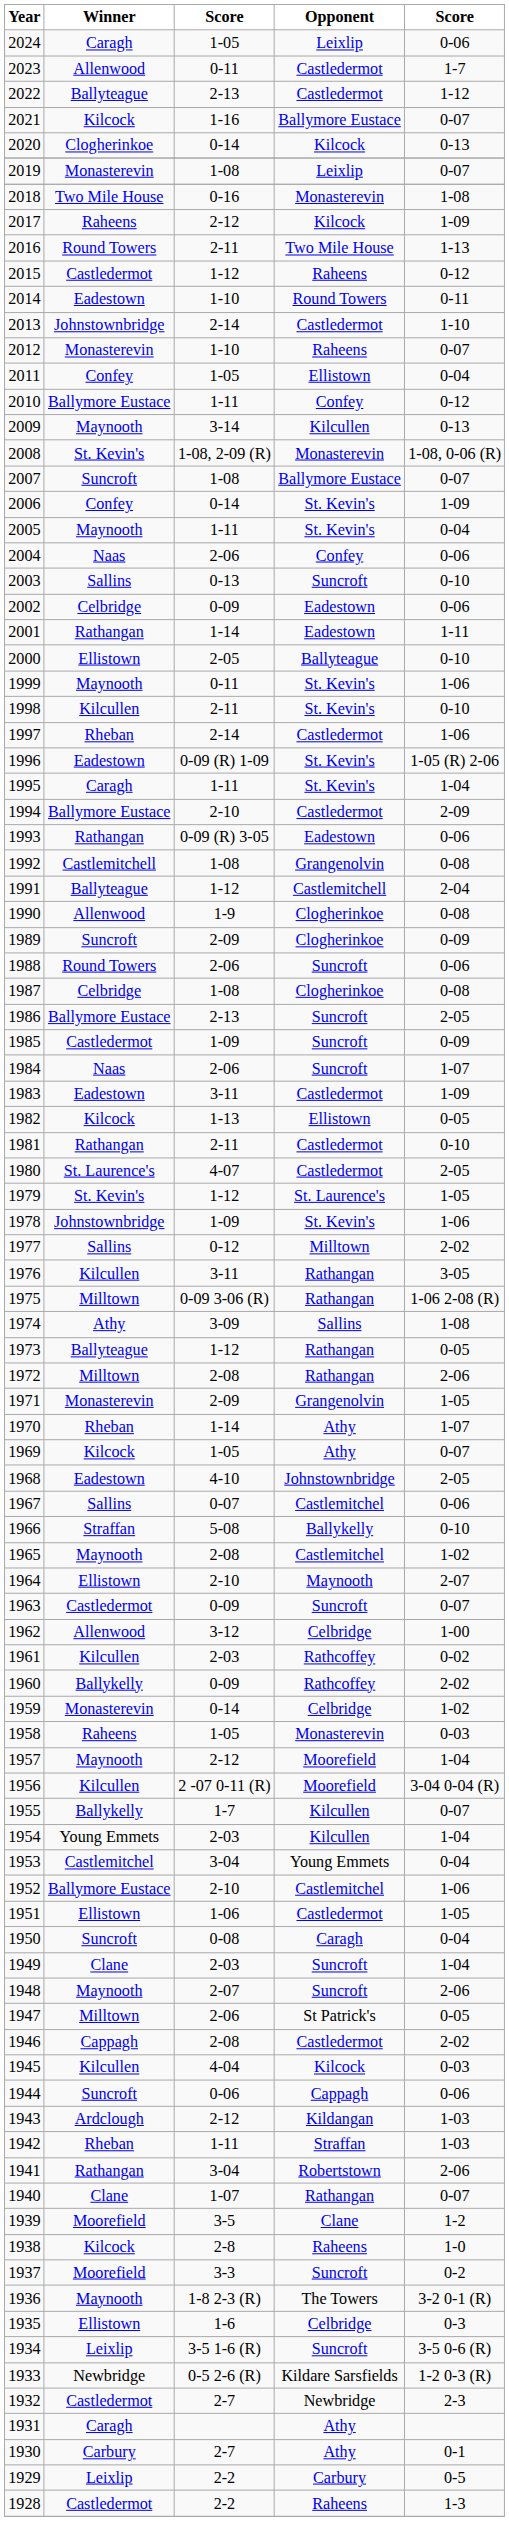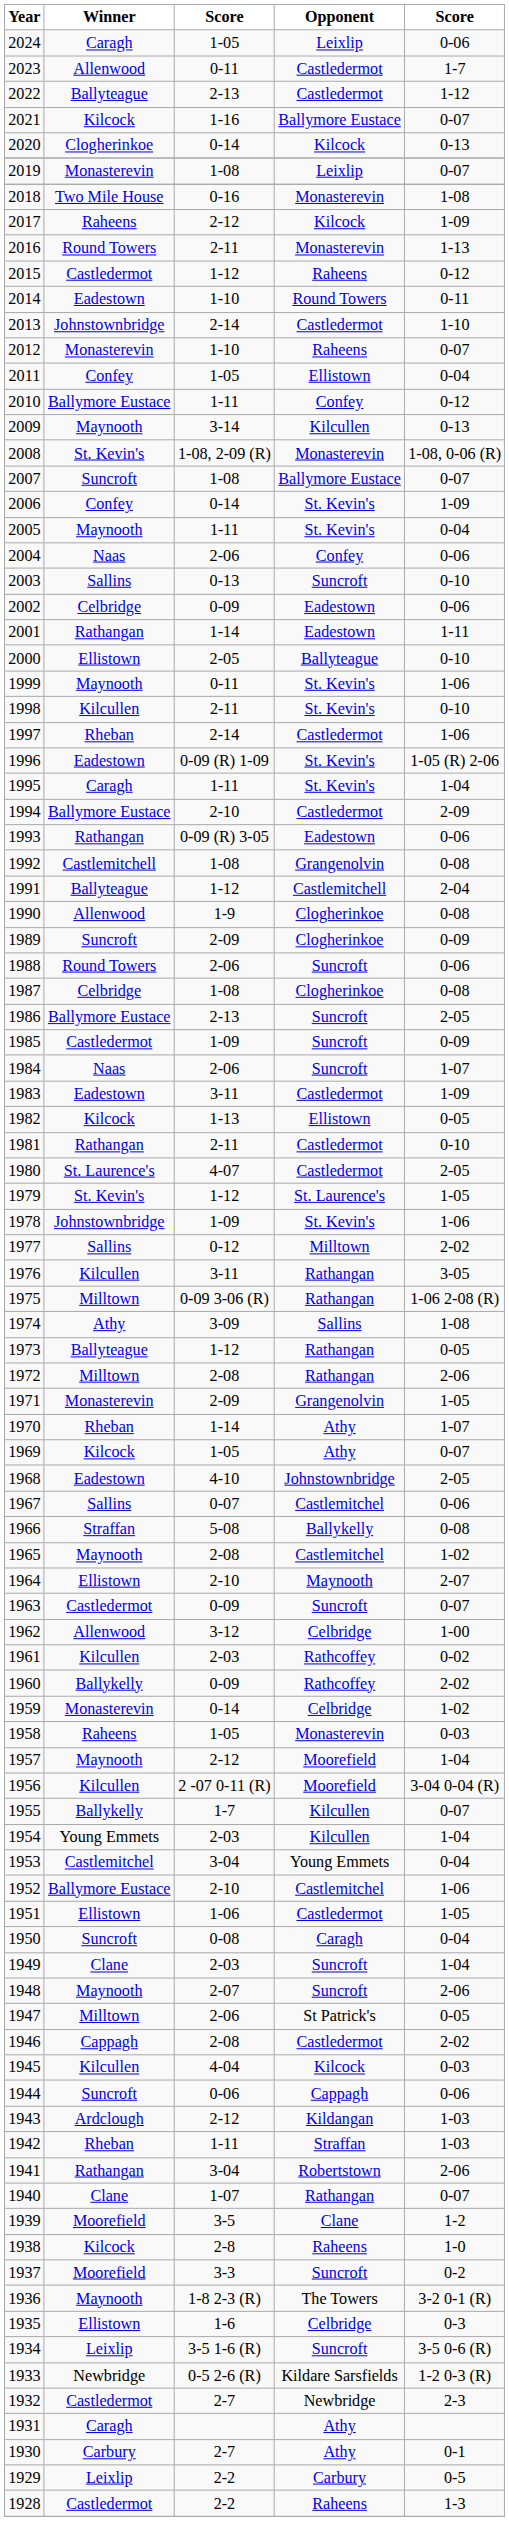(340, 247) Two Mile House -> (340, 247) Monasterevin
(455, 1529) 0-10 -> (455, 1529) 0-08
